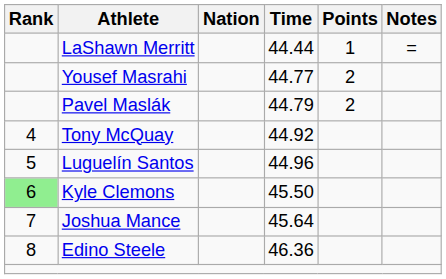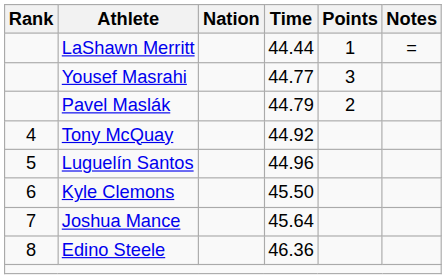(350, 76) 2 -> (350, 76) 3
(31, 192) lightgreen background -> (31, 192) no background
